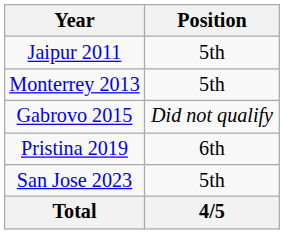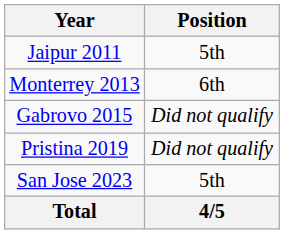(212, 84) 5th -> (212, 84) 6th
(212, 148) 6th -> (212, 148) Did not qualify
